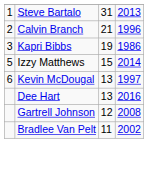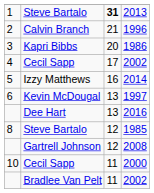(107, 12) normal -> (113, 12) bold
(107, 46) 19 -> (113, 46) 20
+ row: (10, 63)
(107, 63) 15 -> (113, 79) 16
+ row: (10, 130)
+ row: (13, 163)
